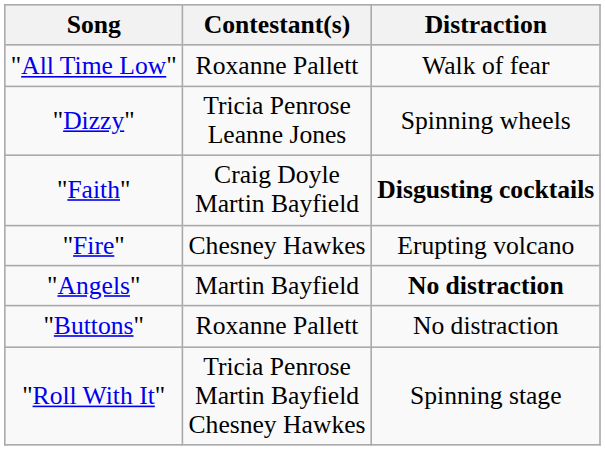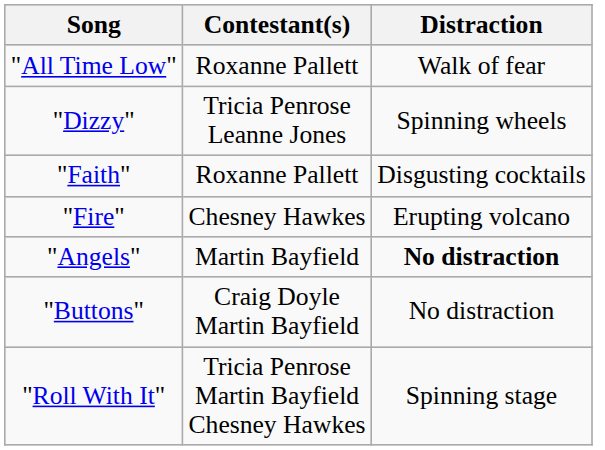(277, 189) Craig Doyle Martin Bayfield -> (277, 175) Roxanne Pallett
(486, 189) bold -> (482, 175) normal
(277, 326) Roxanne Pallett -> (277, 311) Craig Doyle Martin Bayfield
